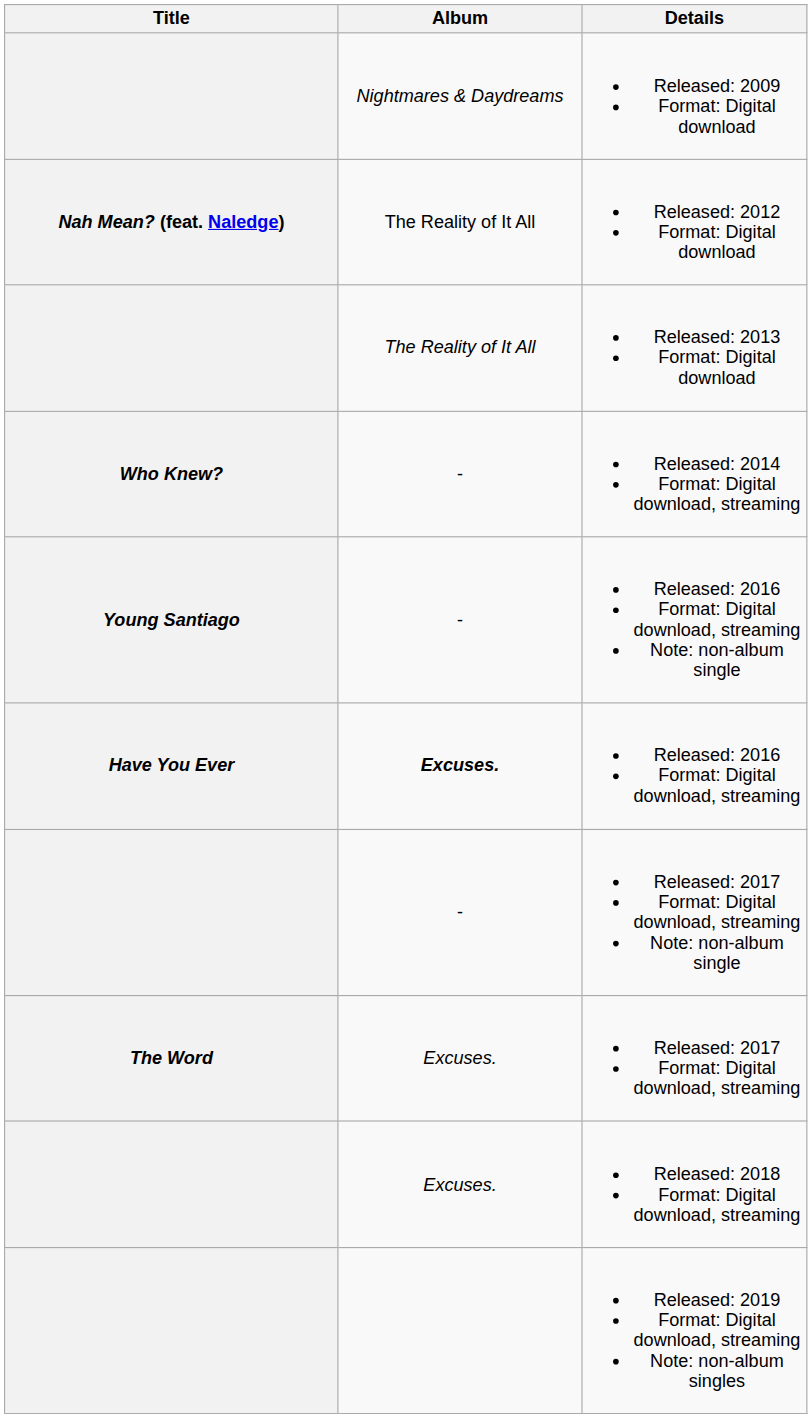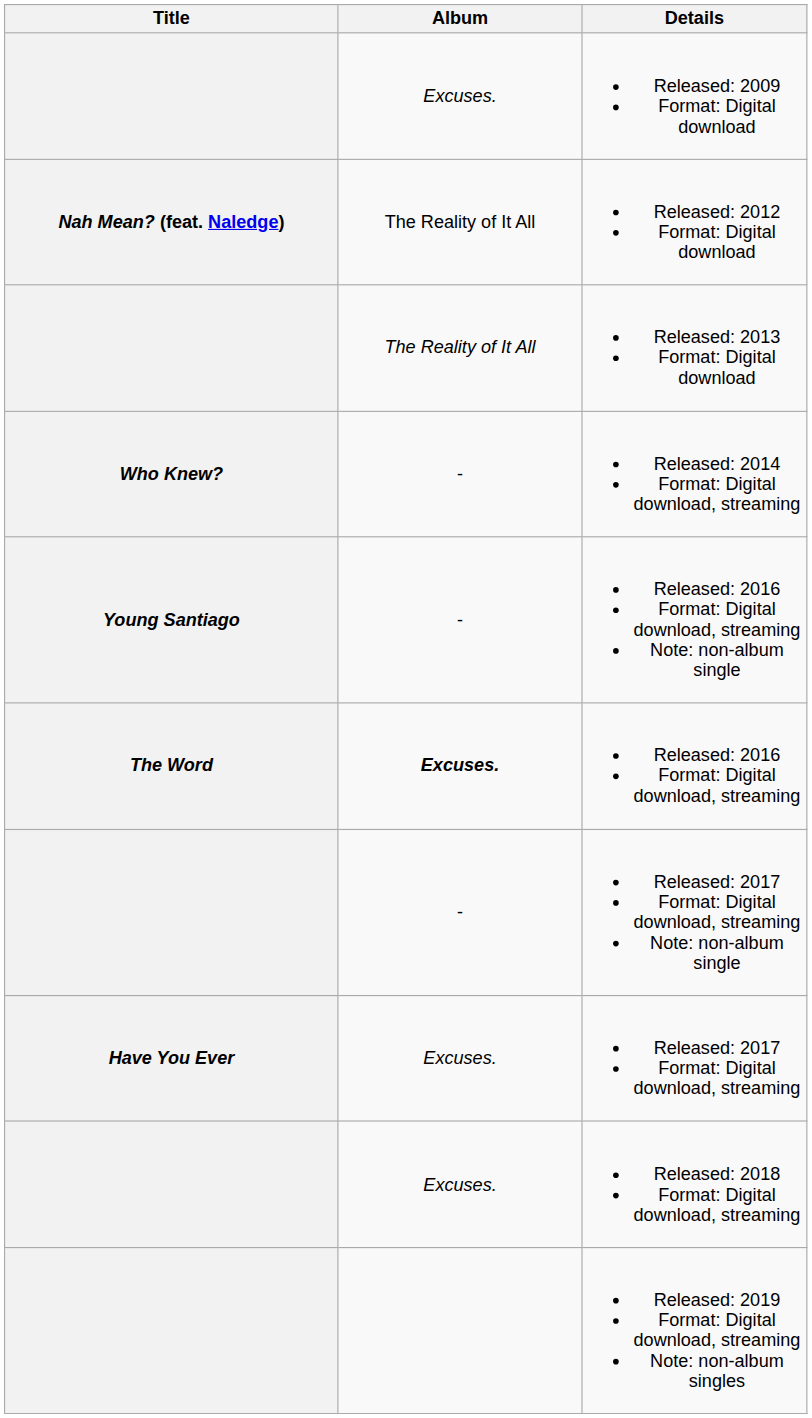(460, 96) Nightmares & Daydreams -> (460, 96) Excuses.
(171, 766) Have You Ever -> (171, 766) The Word
(171, 1058) The Word -> (171, 1058) Have You Ever
